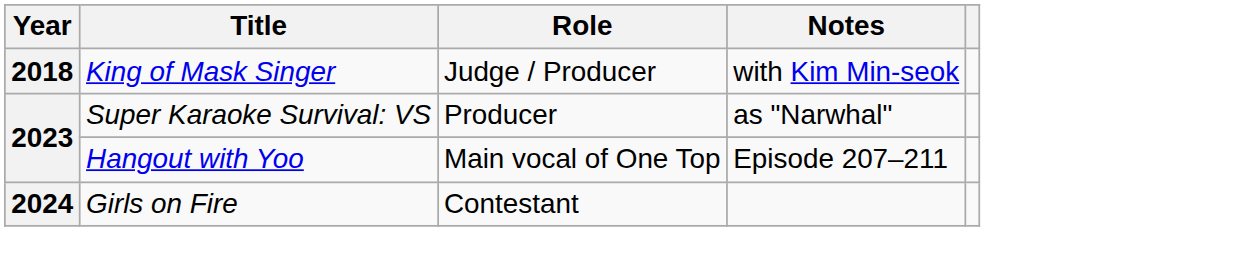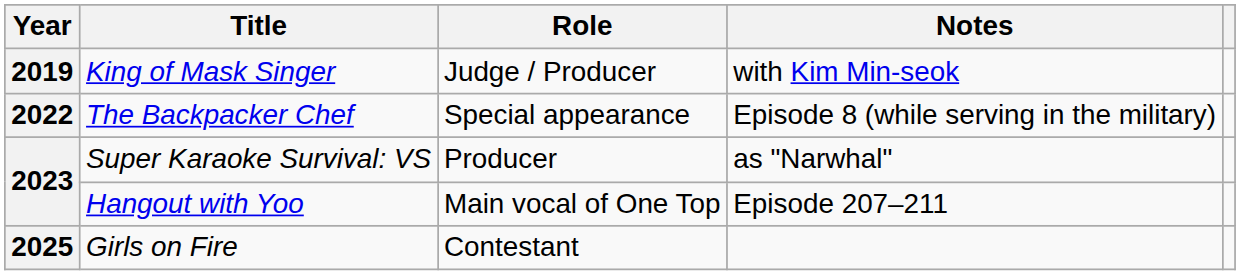(42, 70) 2018 -> (42, 70) 2019
+ row: (220, 114)
(42, 203) 2024 -> (42, 247) 2025
